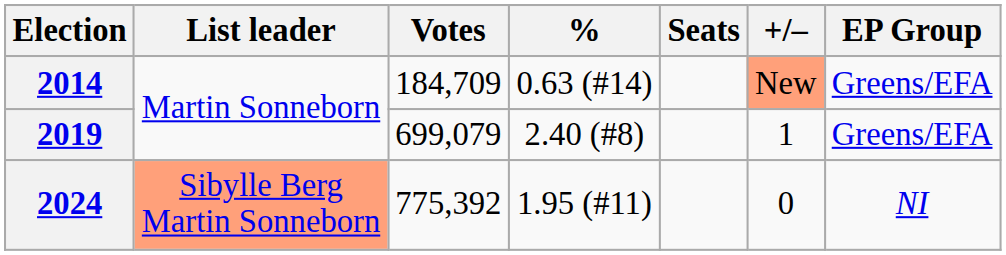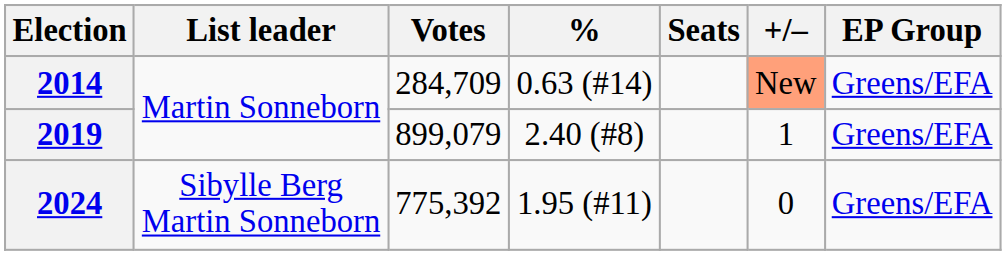(448, 82) 184,709 -> (448, 82) 284,709
(448, 133) 699,079 -> (448, 133) 899,079
(261, 204) lightsalmon background -> (261, 204) no background
(912, 204) NI -> (912, 204) Greens/EFA
